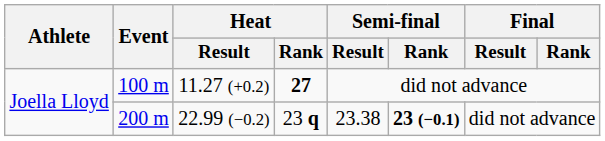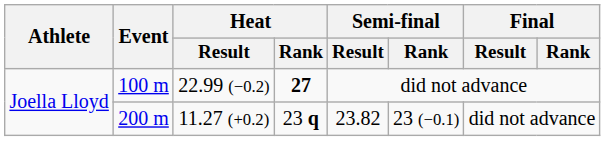(224, 85) 11.27 (+0.2) -> (224, 85) 22.99 (−0.2)
(224, 118) 22.99 (−0.2) -> (224, 118) 11.27 (+0.2)
(358, 118) 23.38 -> (358, 118) 23.82
(426, 118) bold -> (426, 118) normal
